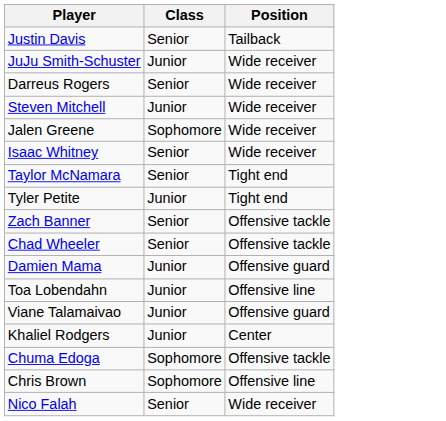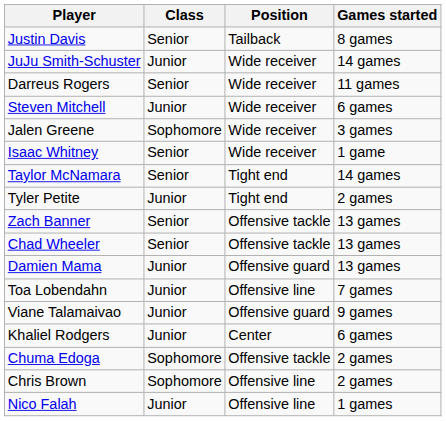+ column: (387, 15)
(168, 404) Senior -> (167, 404) Junior
(272, 404) Wide receiver -> (272, 404) Offensive line
